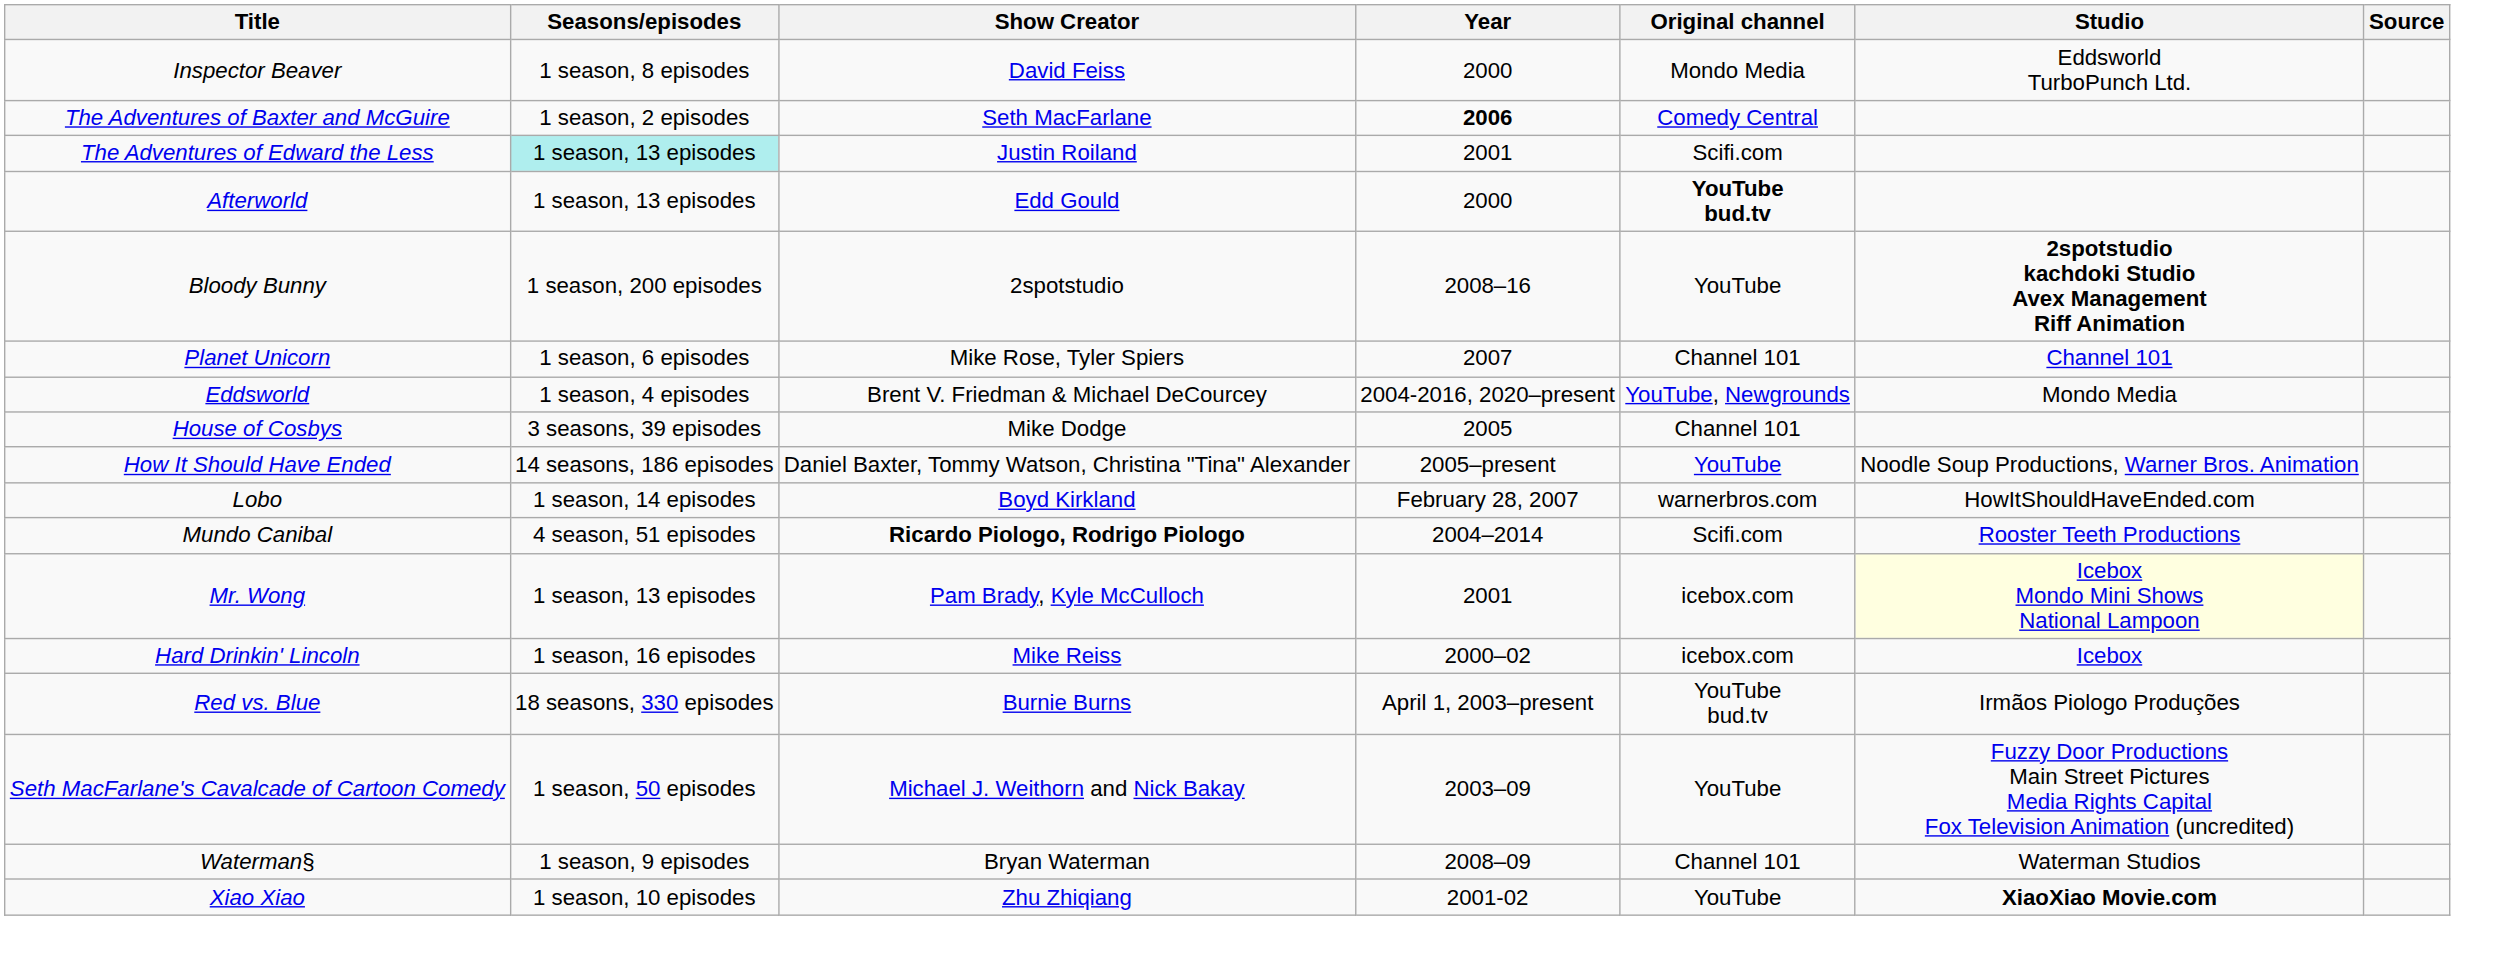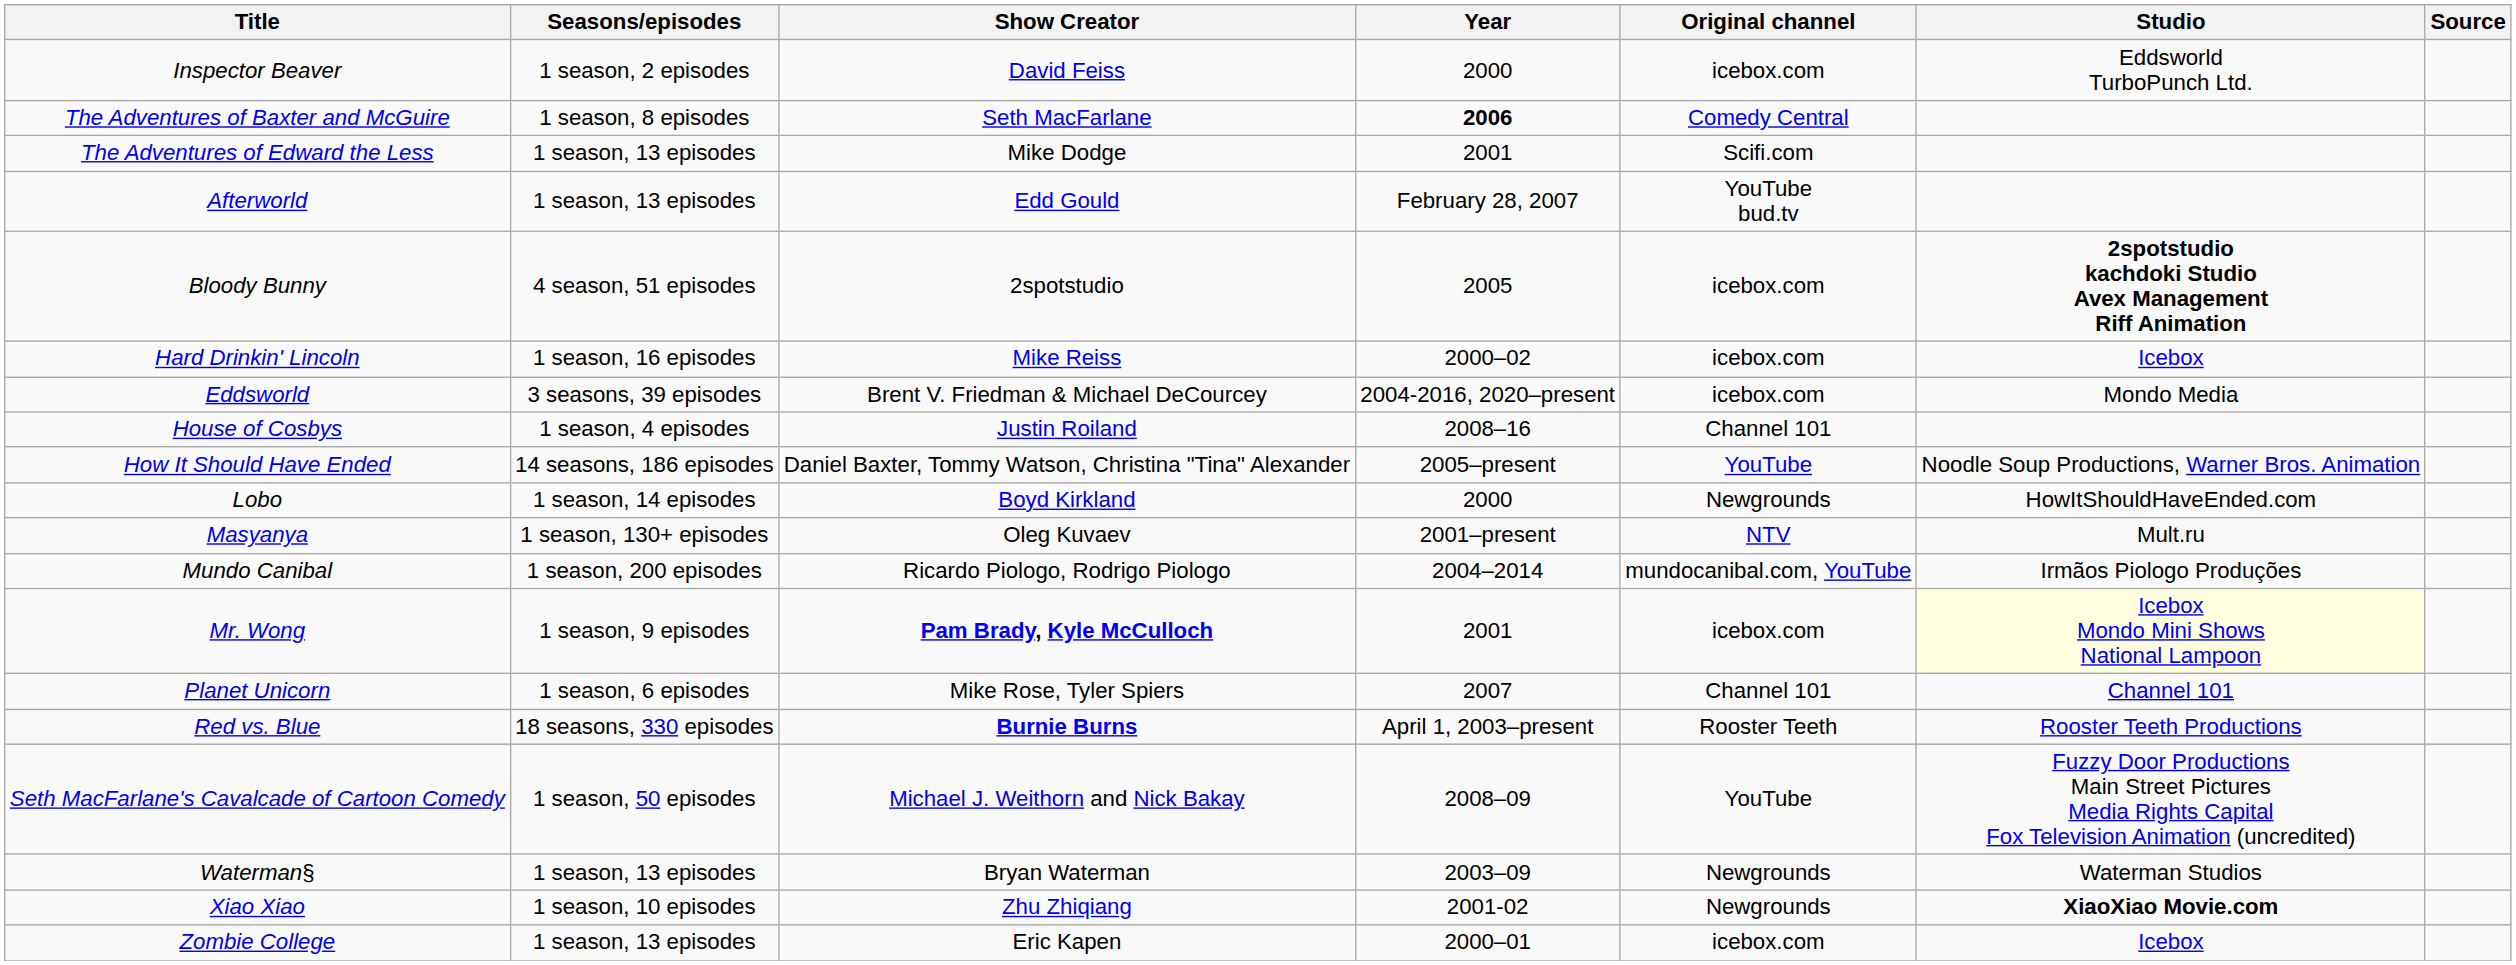(644, 69) 1 season, 8 episodes -> (644, 69) 1 season, 2 episodes
(1738, 69) Mondo Media -> (1768, 69) icebox.com
(644, 117) 1 season, 2 episodes -> (644, 117) 1 season, 8 episodes
(644, 152) paleturquoise background -> (644, 152) no background
(1067, 152) Justin Roiland -> (1067, 152) Mike Dodge
(1488, 200) 2000 -> (1488, 200) February 28, 2007
(1738, 200) bold -> (1768, 200) normal
(644, 286) 1 season, 200 episodes -> (644, 286) 4 season, 51 episodes
(1488, 286) 2008–16 -> (1488, 286) 2005
(1738, 286) YouTube -> (1768, 286) icebox.com
rows swapped: (257, 655) <-> (257, 358)
(644, 394) 1 season, 4 episodes -> (644, 394) 3 seasons, 39 episodes
(1738, 394) YouTube, Newgrounds -> (1768, 394) icebox.com
(644, 429) 3 seasons, 39 episodes -> (644, 429) 1 season, 4 episodes
(1067, 429) Mike Dodge -> (1067, 429) Justin Roiland
(1488, 429) 2005 -> (1488, 429) 2008–16
(1488, 499) February 28, 2007 -> (1488, 499) 2000
(1738, 499) warnerbros.com -> (1768, 499) Newgrounds
+ row: (257, 535)
(644, 535) 4 season, 51 episodes -> (644, 570) 1 season, 200 episodes
(1067, 535) bold -> (1067, 570) normal
(1738, 535) Scifi.com -> (1768, 570) mundocanibal.com, YouTube
(2109, 535) Rooster Teeth Productions -> (2171, 570) Irmãos Piologo Produções
(644, 595) 1 season, 13 episodes -> (644, 630) 1 season, 9 episodes
(1067, 595) normal -> (1067, 630) bold
(1067, 703) normal -> (1067, 726) bold
(1738, 703) YouTube bud.tv -> (1768, 726) Rooster Teeth
(2109, 703) Irmãos Piologo Produções -> (2171, 726) Rooster Teeth Productions
(1488, 788) 2003–09 -> (1488, 799) 2008–09
(644, 861) 1 season, 9 episodes -> (644, 871) 1 season, 13 episodes
(1488, 861) 2008–09 -> (1488, 871) 2003–09
(1738, 861) Channel 101 -> (1768, 871) Newgrounds
(1738, 896) YouTube -> (1768, 907) Newgrounds
+ row: (257, 942)
